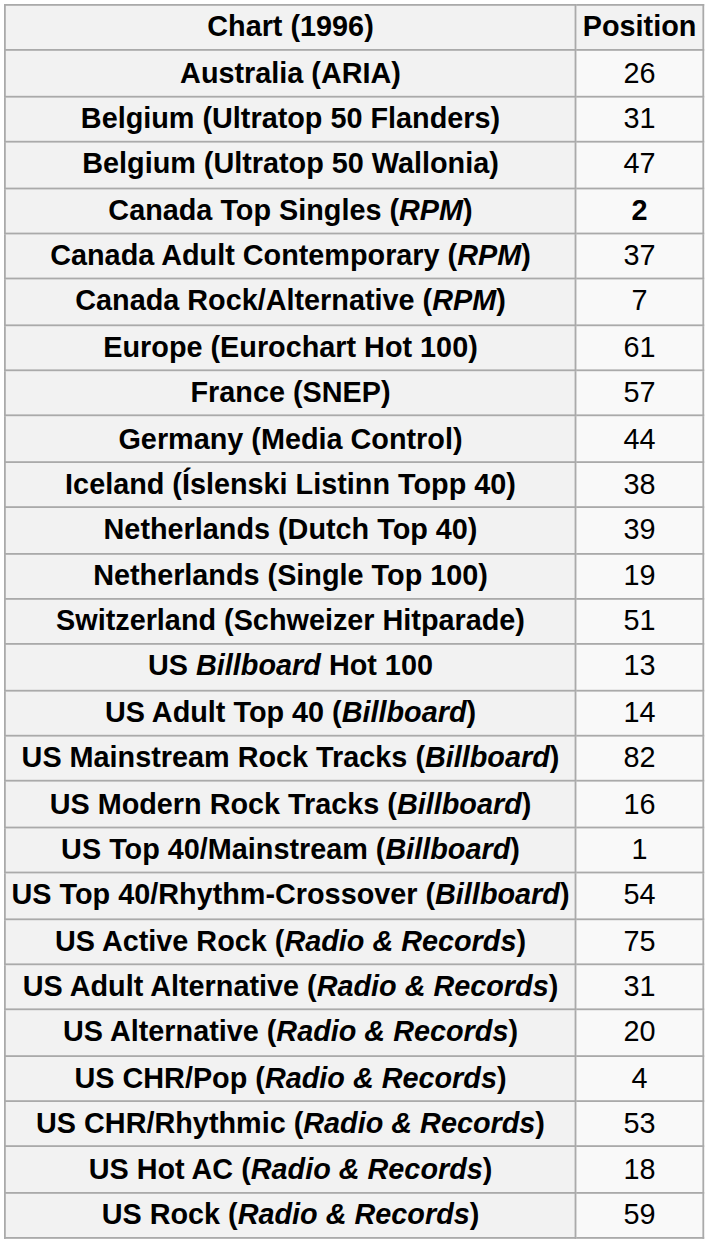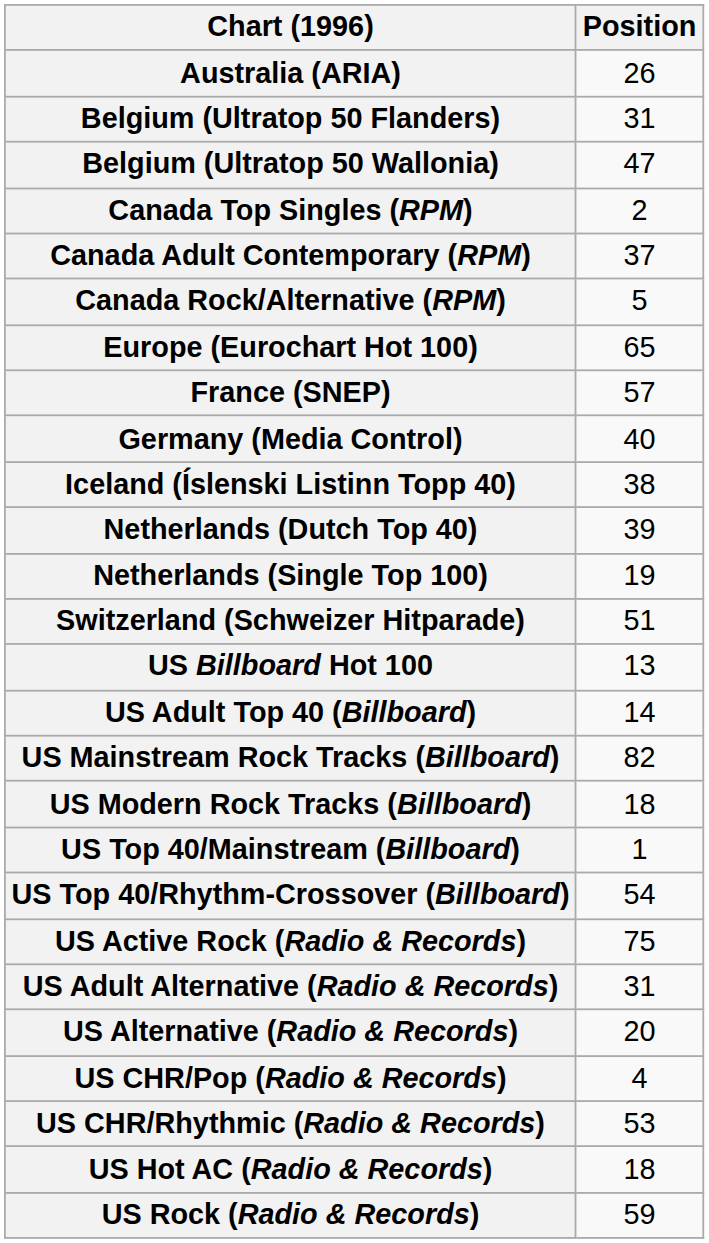(640, 210) bold -> (640, 210) normal
(640, 301) 7 -> (640, 301) 5
(640, 347) 61 -> (640, 347) 65
(640, 438) 44 -> (640, 438) 40
(640, 803) 16 -> (640, 803) 18
